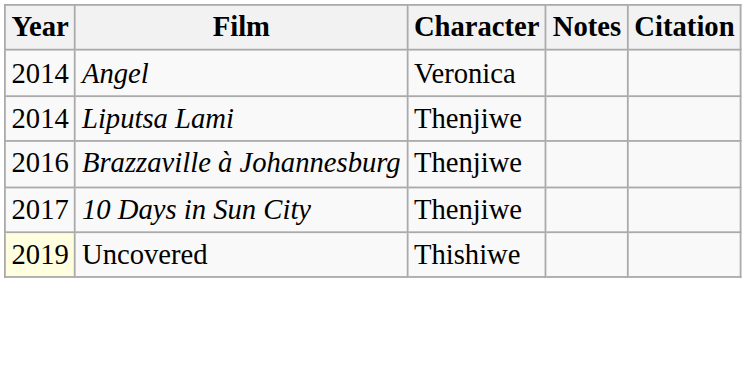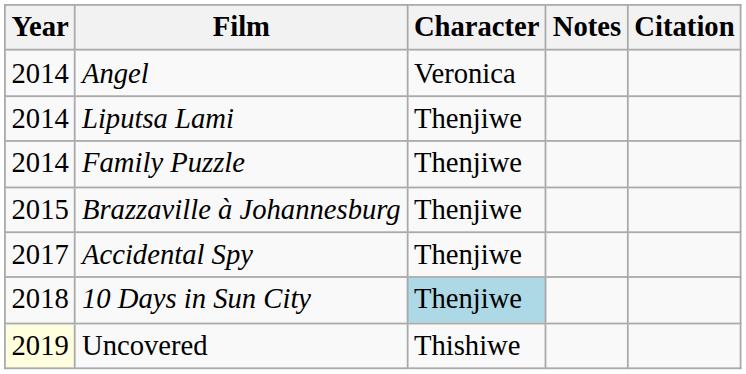+ row: (164, 163)
(40, 163) 2016 -> (40, 208) 2015
+ row: (167, 254)
(40, 208) 2017 -> (40, 299) 2018
(468, 208) no background -> (468, 299) lightblue background
